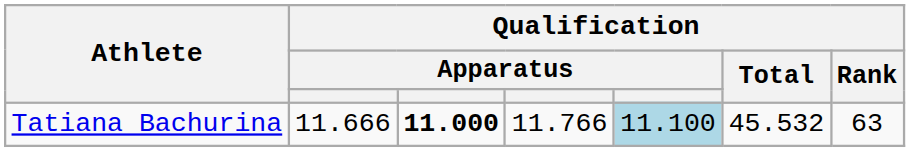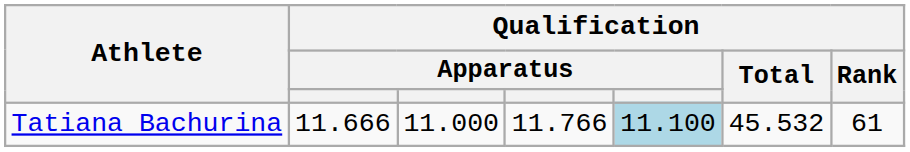(451, 124) bold -> (451, 124) normal
(867, 124) 63 -> (867, 124) 61
